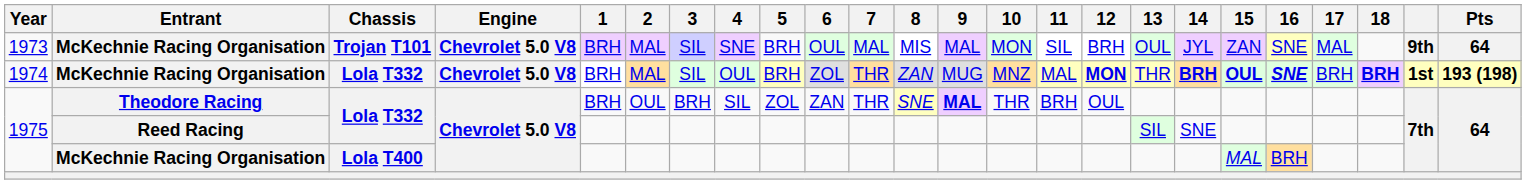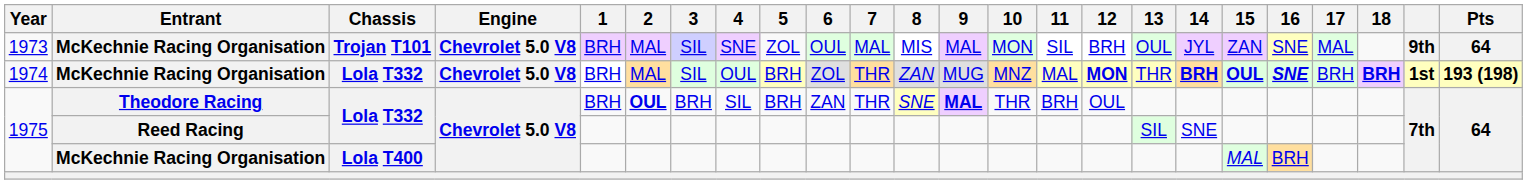(782, 47) BRH -> (783, 47) ZOL
(648, 102) normal -> (648, 102) bold
(782, 102) ZOL -> (783, 102) BRH
